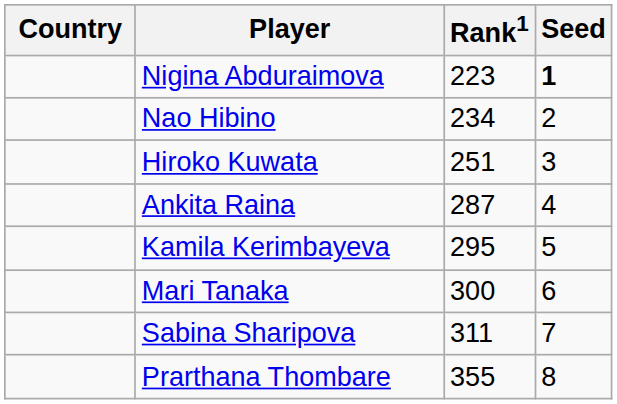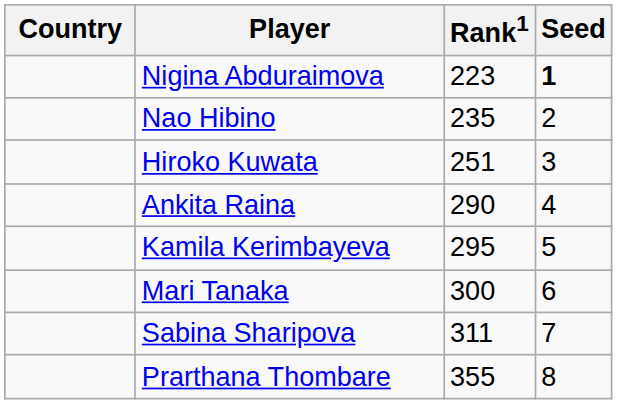(473, 119) 234 -> (473, 119) 235
(473, 204) 287 -> (473, 204) 290
